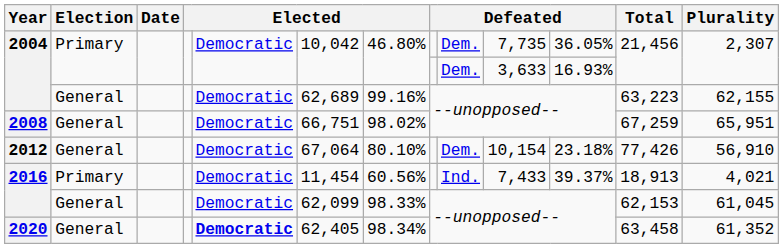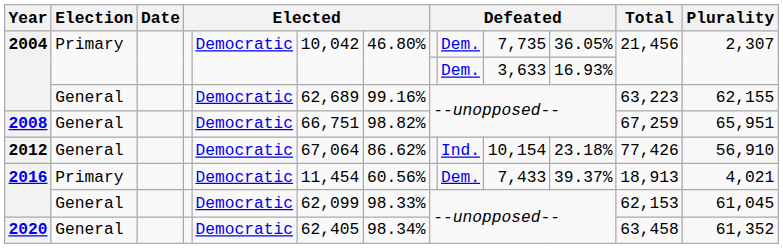(396, 124) 98.02% -> (396, 124) 98.82%
(396, 150) 80.10% -> (396, 150) 86.62%
(461, 150) Dem. -> (461, 150) Ind.
(461, 177) Ind. -> (461, 177) Dem.
(244, 230) bold -> (244, 230) normal
